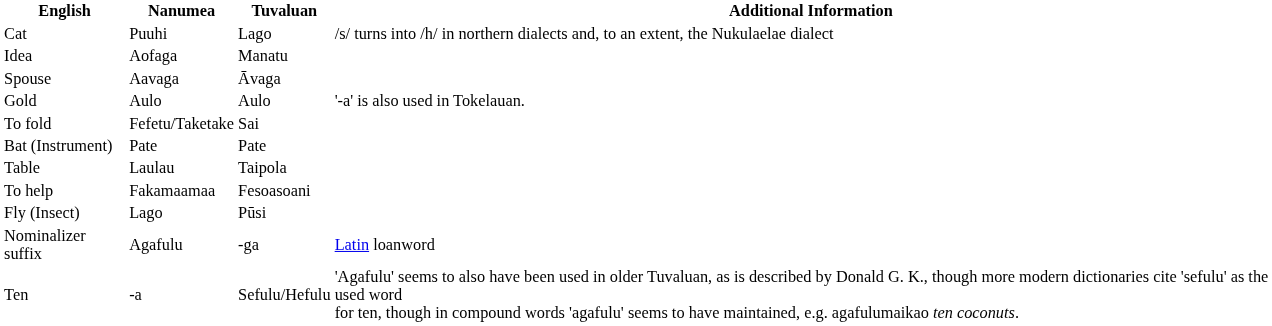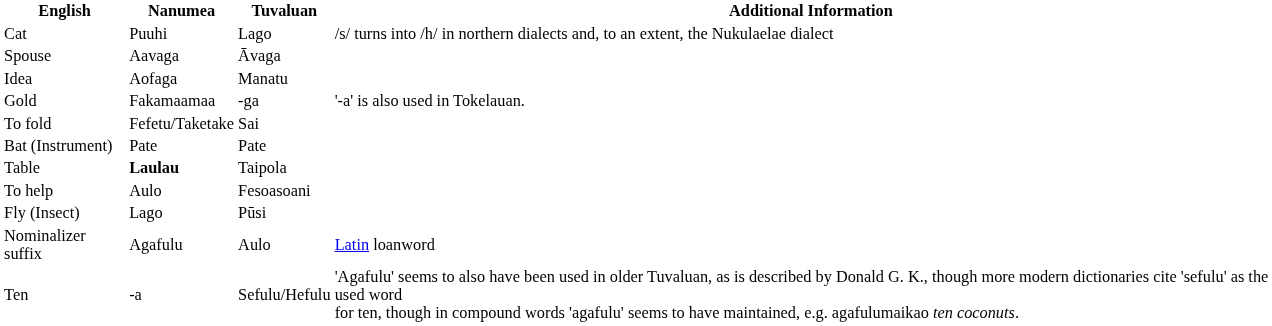rows swapped: (28, 78) <-> (18, 56)
(145, 100) Aulo -> (172, 100) Fakamaamaa
(254, 100) Aulo -> (249, 100) -ga
(152, 168) normal -> (154, 168) bold
(172, 190) Fakamaamaa -> (145, 190) Aulo
(249, 244) -ga -> (254, 244) Aulo
